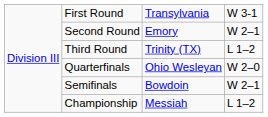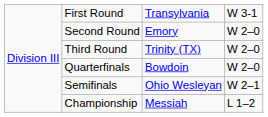(243, 31) W 2–1 -> (243, 31) W 2–0
(241, 49) L 1–2 -> (243, 49) W 2–0
(183, 67) Ohio Wesleyan -> (167, 67) Bowdoin
(167, 85) Bowdoin -> (183, 85) Ohio Wesleyan
